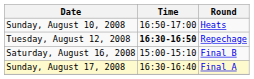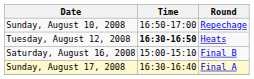(213, 25) Heats -> (224, 25) Repechage
(224, 39) Repechage -> (213, 39) Heats
